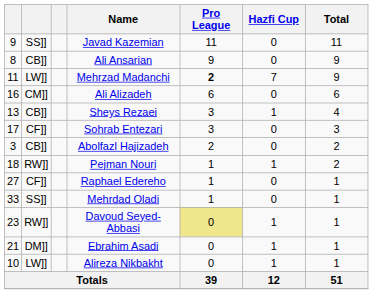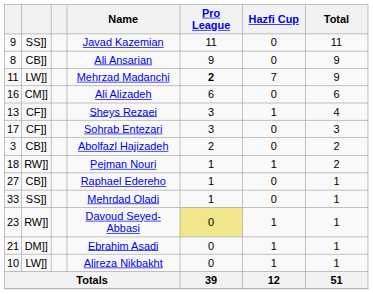(36, 112) CB]] -> (36, 112) CF]]
(36, 181) CF]] -> (36, 181) CB]]
